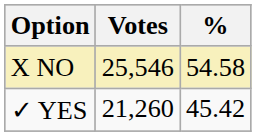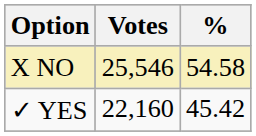(138, 109) 21,260 -> (138, 109) 22,160
